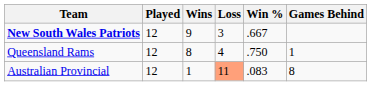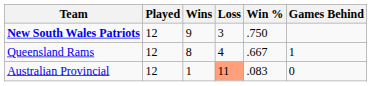(257, 33) .667 -> (257, 33) .750
(257, 52) .750 -> (257, 52) .667
(292, 71) 8 -> (292, 71) 0
